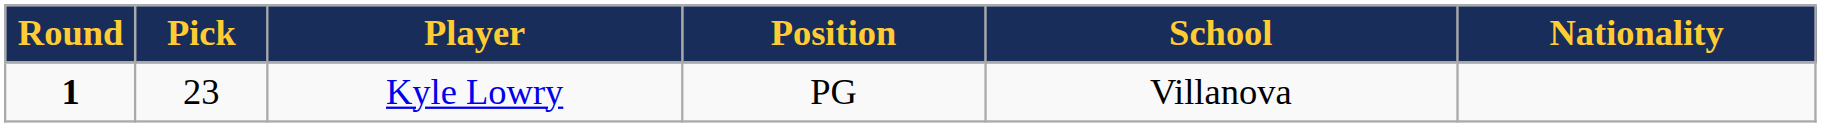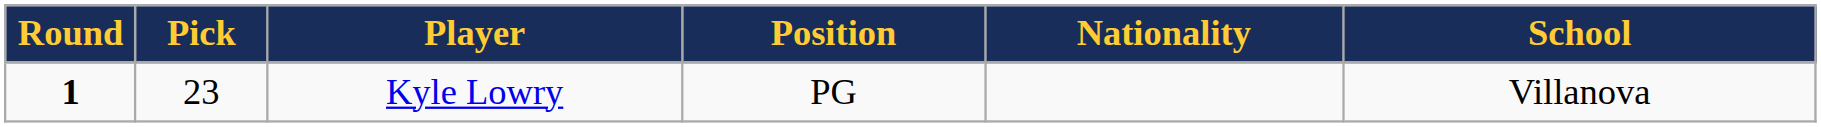columns swapped: (1637, 33) <-> (1221, 33)
